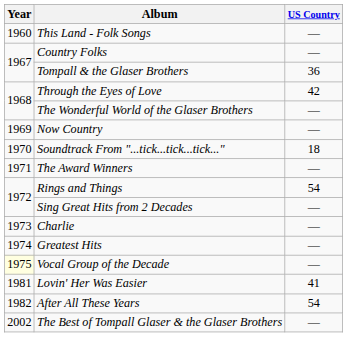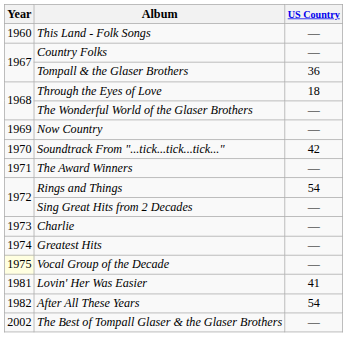(314, 91) 42 -> (314, 91) 18
(314, 149) 18 -> (314, 149) 42
